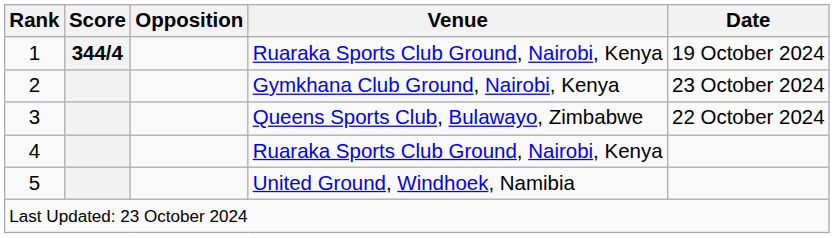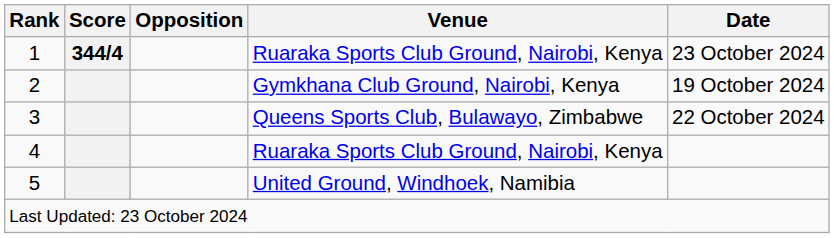(748, 53) 19 October 2024 -> (748, 53) 23 October 2024
(748, 85) 23 October 2024 -> (748, 85) 19 October 2024
